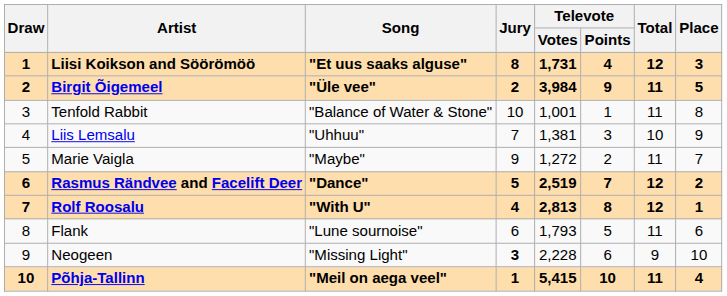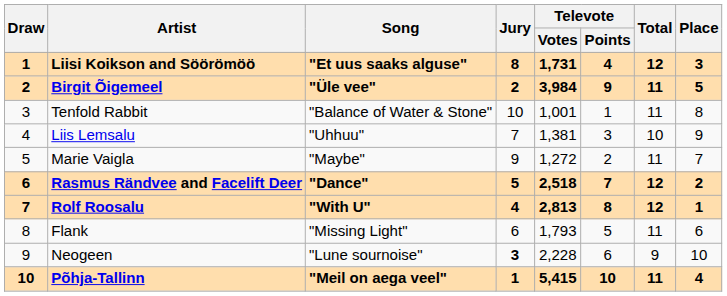(558, 183) 2,519 -> (558, 183) 2,518
(366, 231) "Lune sournoise" -> (358, 231) "Missing Light"
(358, 254) "Missing Light" -> (366, 254) "Lune sournoise"
